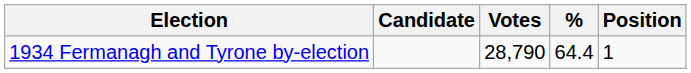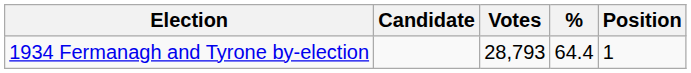(515, 52) 28,790 -> (515, 52) 28,793
